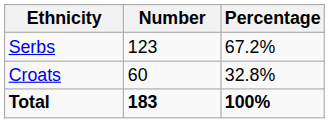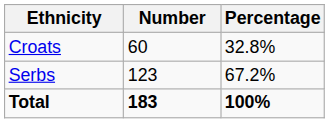rows swapped: (32, 46) <-> (35, 74)
